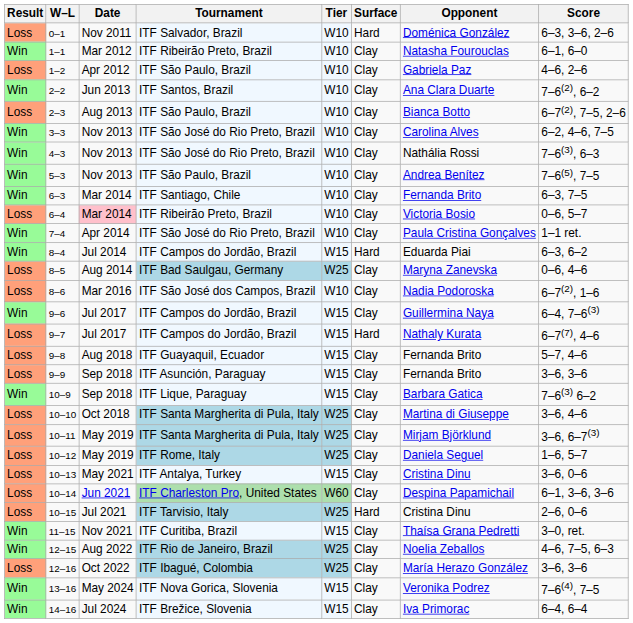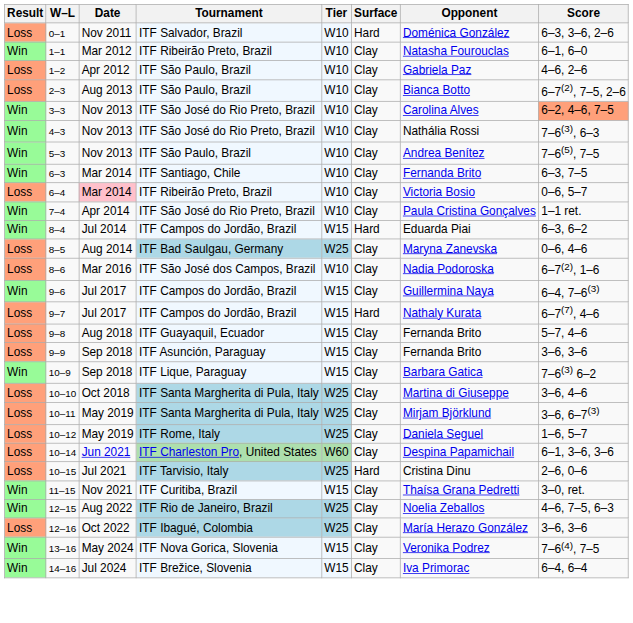- row: (57, 91)
(578, 132) no background -> (578, 110) lightsalmon background
- row: (62, 475)
